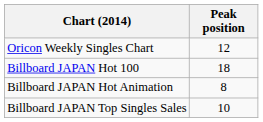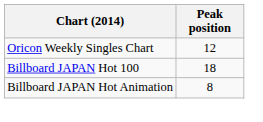- row: (97, 107)
